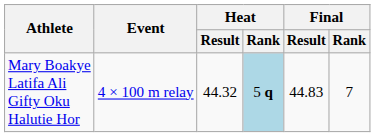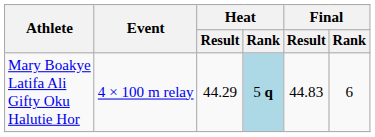(220, 92) 44.32 -> (220, 92) 44.29
(349, 92) 7 -> (349, 92) 6
